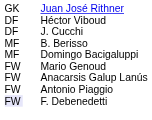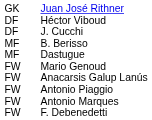- row: (89, 55)
+ row: (63, 55)
+ row: (80, 101)
(13, 101) lavender background -> (13, 112) no background
